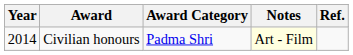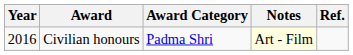(22, 38) 2014 -> (22, 38) 2016
